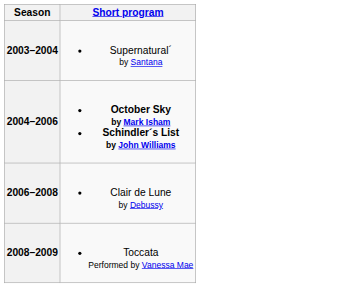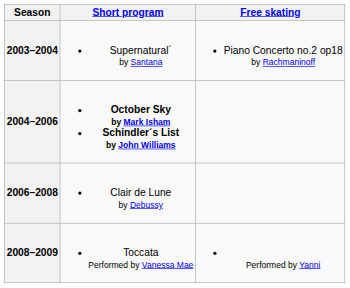+ column: (270, 12)
